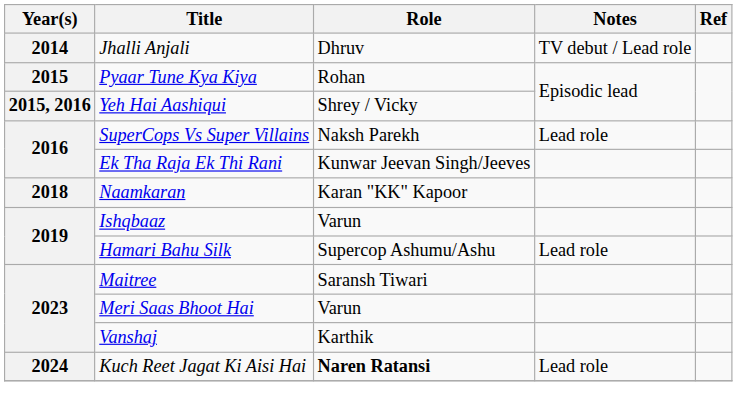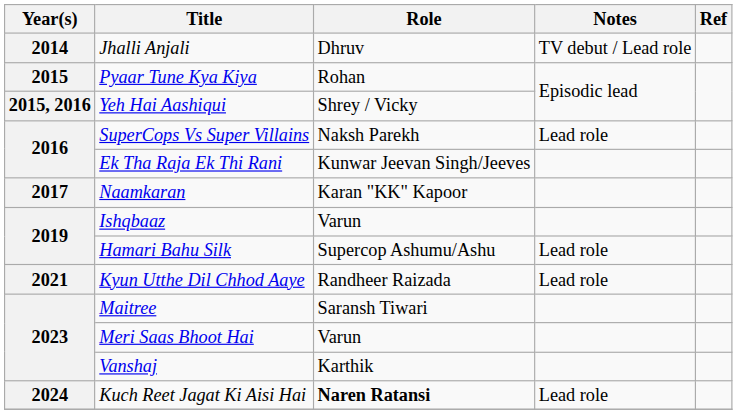(50, 192) 2018 -> (50, 192) 2017
+ row: (202, 279)
